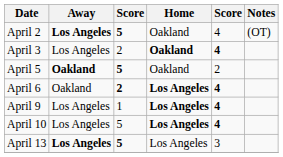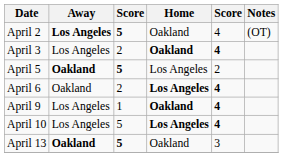(169, 69) Oakland -> (179, 69) Los Angeles
(119, 87) bold -> (119, 87) normal
(179, 106) Los Angeles -> (171, 106) Oakland
(81, 143) Los Angeles -> (73, 143) Oakland
(179, 143) Los Angeles -> (169, 143) Oakland
